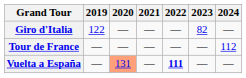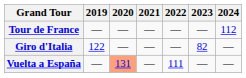rows swapped: (44, 30) <-> (44, 47)
(176, 64) bold -> (176, 64) normal
